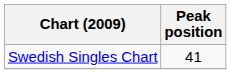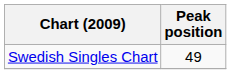(193, 56) 41 -> (193, 56) 49
